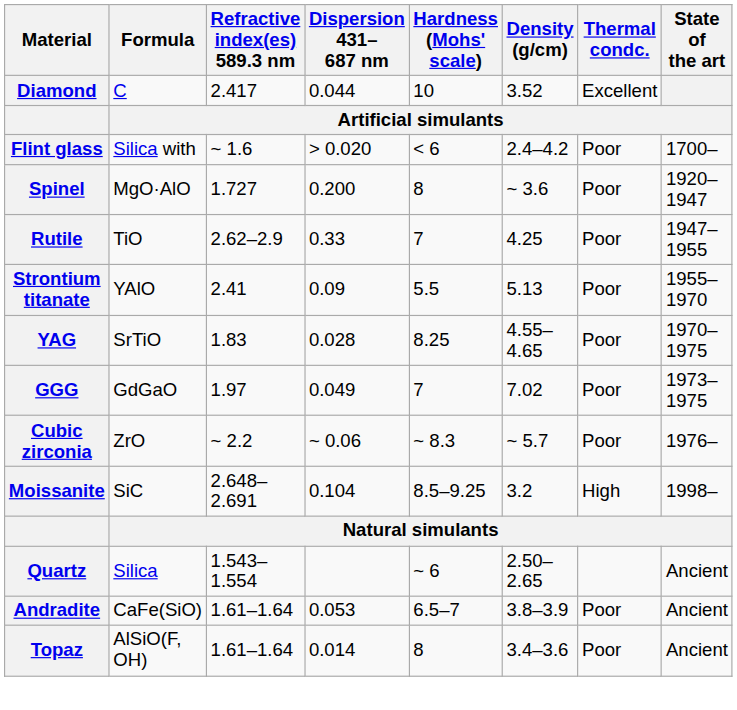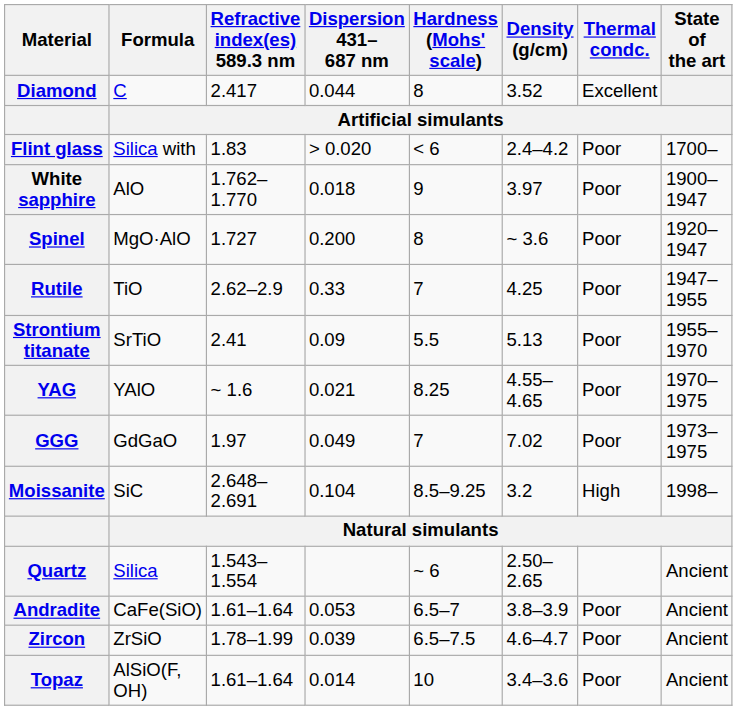(424, 90) 10 -> (419, 90) 8
(231, 149) ~ 1.6 -> (229, 149) 1.83
+ row: (57, 189)
(134, 289) YAlO -> (137, 340) SrTiO
(137, 340) SrTiO -> (134, 390) YAlO
(229, 340) 1.83 -> (231, 390) ~ 1.6
(332, 340) 0.028 -> (332, 390) 0.021
- row: (57, 440)
+ row: (57, 640)
(419, 650) 8 -> (424, 679) 10
